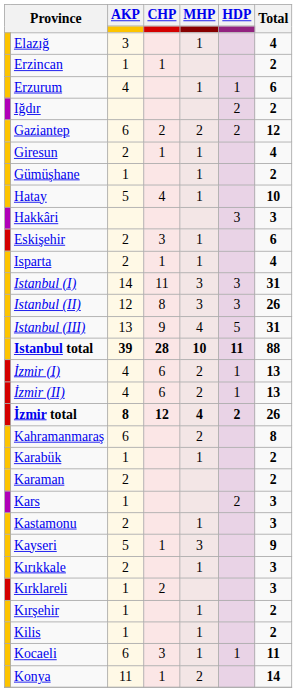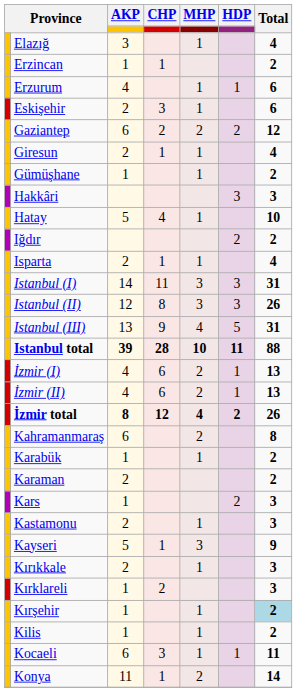rows swapped: (40, 239) <-> (27, 109)
rows swapped: (36, 218) <-> (30, 196)
(273, 610) no background -> (273, 610) lightblue background
